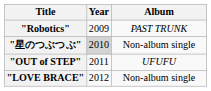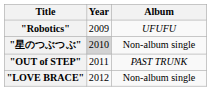(159, 28) PAST TRUNK -> (159, 28) UFUFU
(159, 62) UFUFU -> (159, 62) PAST TRUNK
